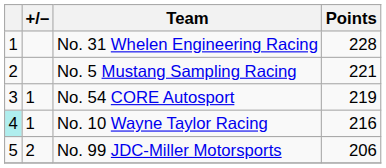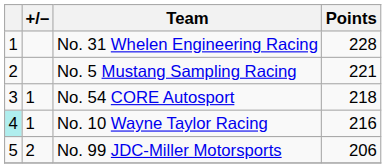(363, 97) 219 -> (363, 97) 218
